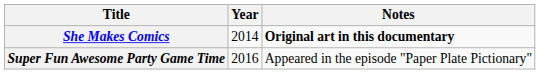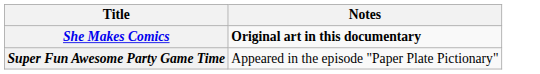- column: (245, 15)
